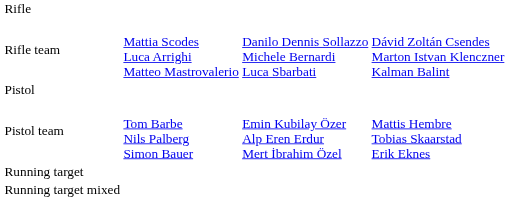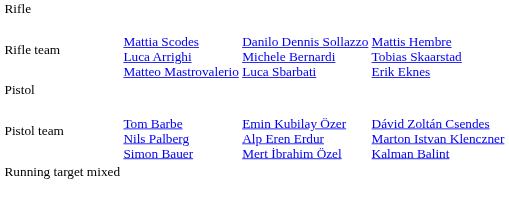(438, 57) Dávid Zoltán Csendes Marton Istvan Klenczner Kalman Balint -> (417, 57) Mattis Hembre Tobias Skaarstad Erik Eknes
(417, 138) Mattis Hembre Tobias Skaarstad Erik Eknes -> (438, 138) Dávid Zoltán Csendes Marton Istvan Klenczner Kalman Balint
- row: (44, 171)
